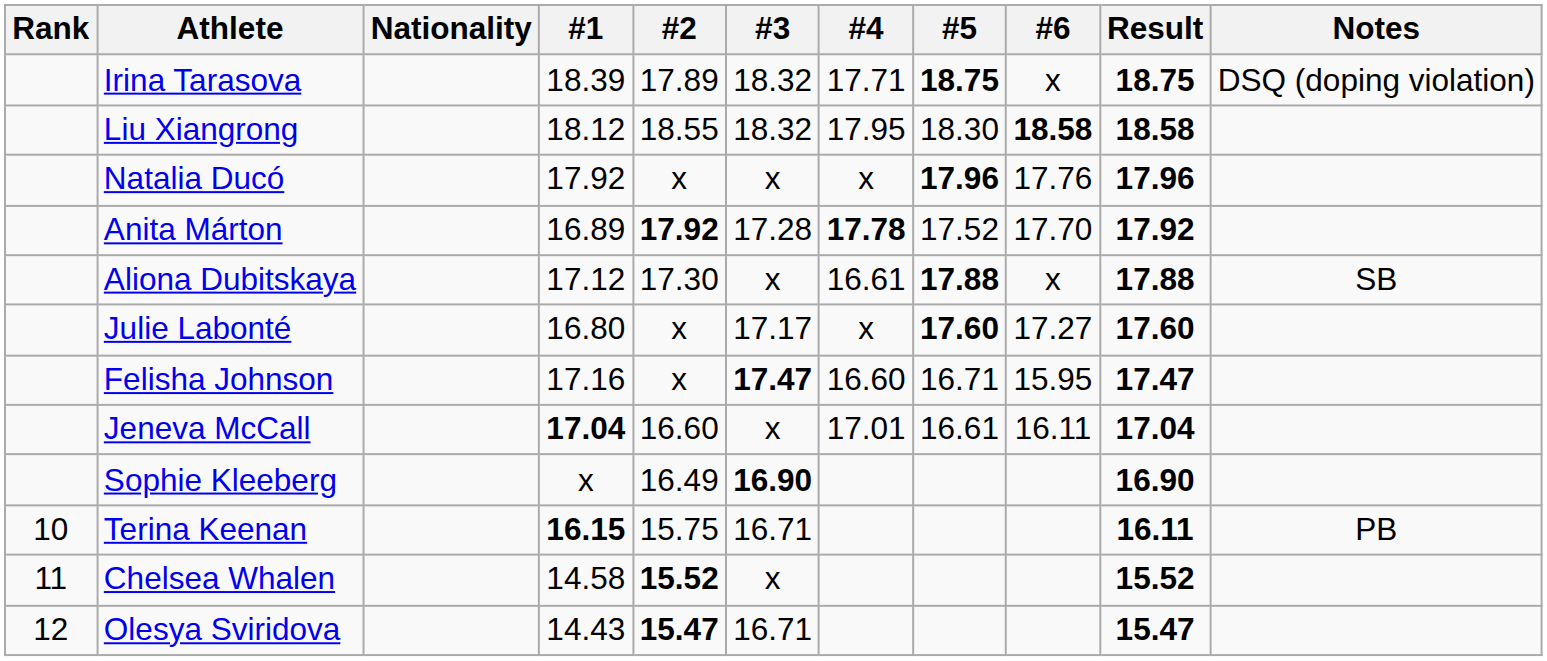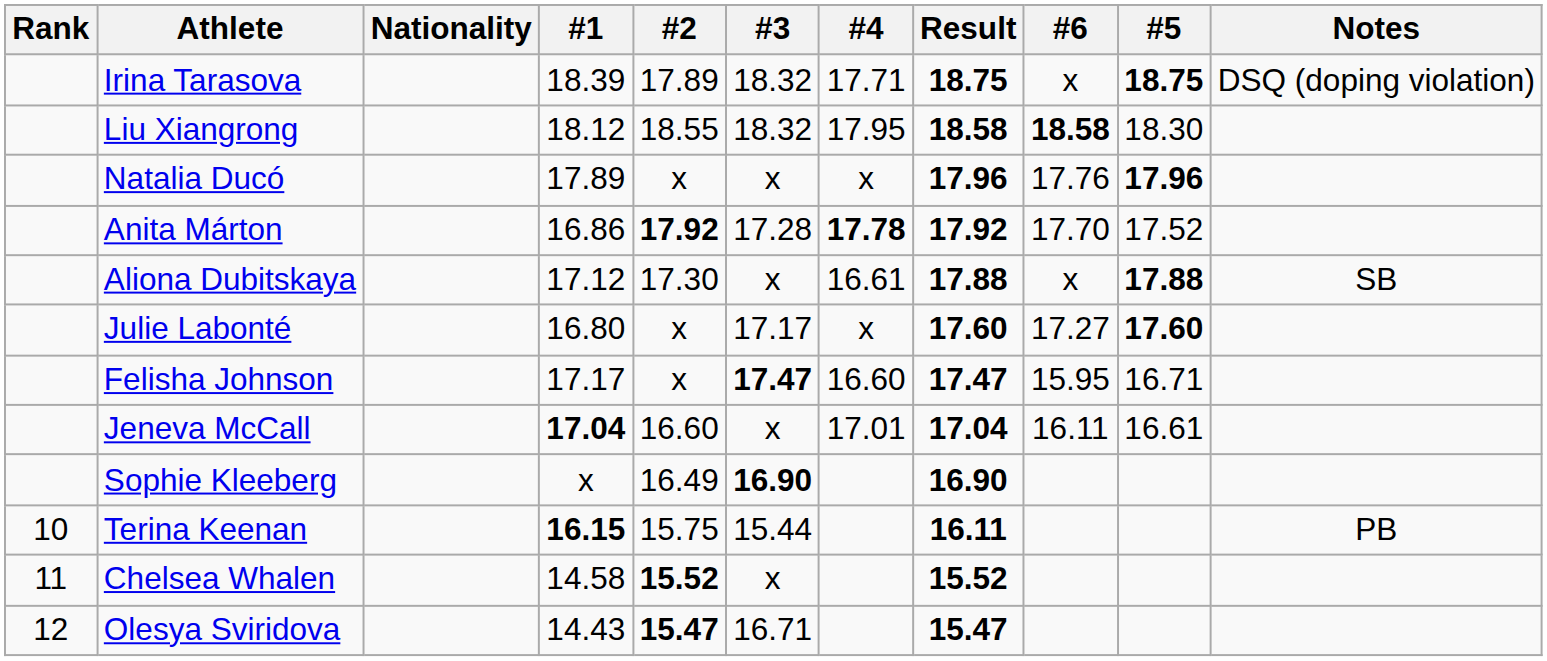columns swapped: (959, 29) <-> (1155, 29)
(586, 179) 17.92 -> (586, 179) 17.89
(586, 229) 16.89 -> (586, 229) 16.86
(586, 379) 17.16 -> (586, 379) 17.17
(773, 529) 16.71 -> (773, 529) 15.44
